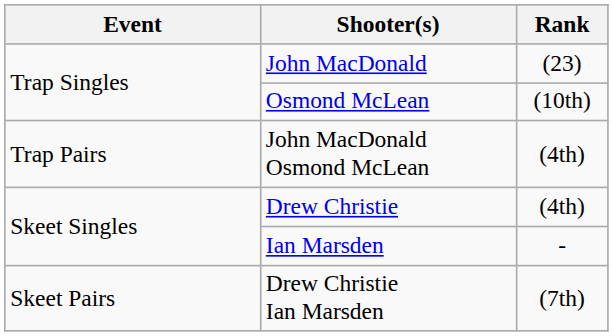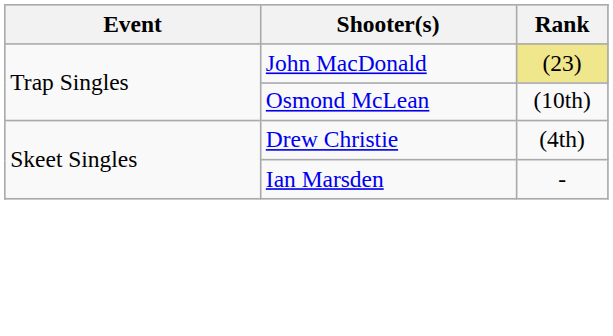(562, 62) no background -> (562, 62) khaki background
- row: (348, 154)
- row: (332, 298)
